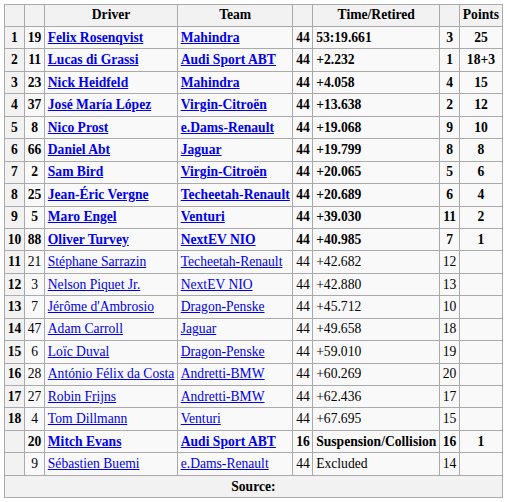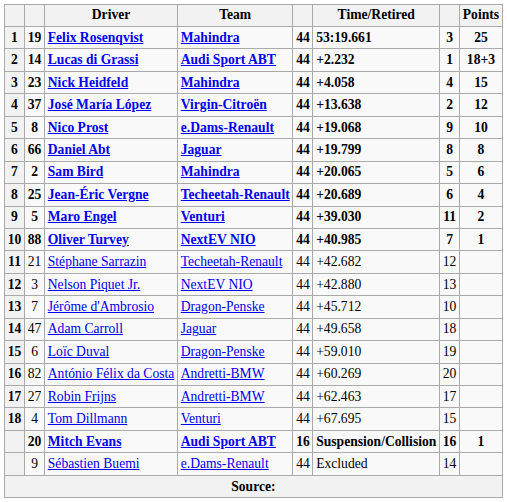(35, 60) 11 -> (35, 60) 14
(224, 172) Virgin-Citroën -> (210, 172) Mahindra
(35, 374) 28 -> (35, 374) 82
(339, 396) +62.436 -> (339, 396) +62.463
